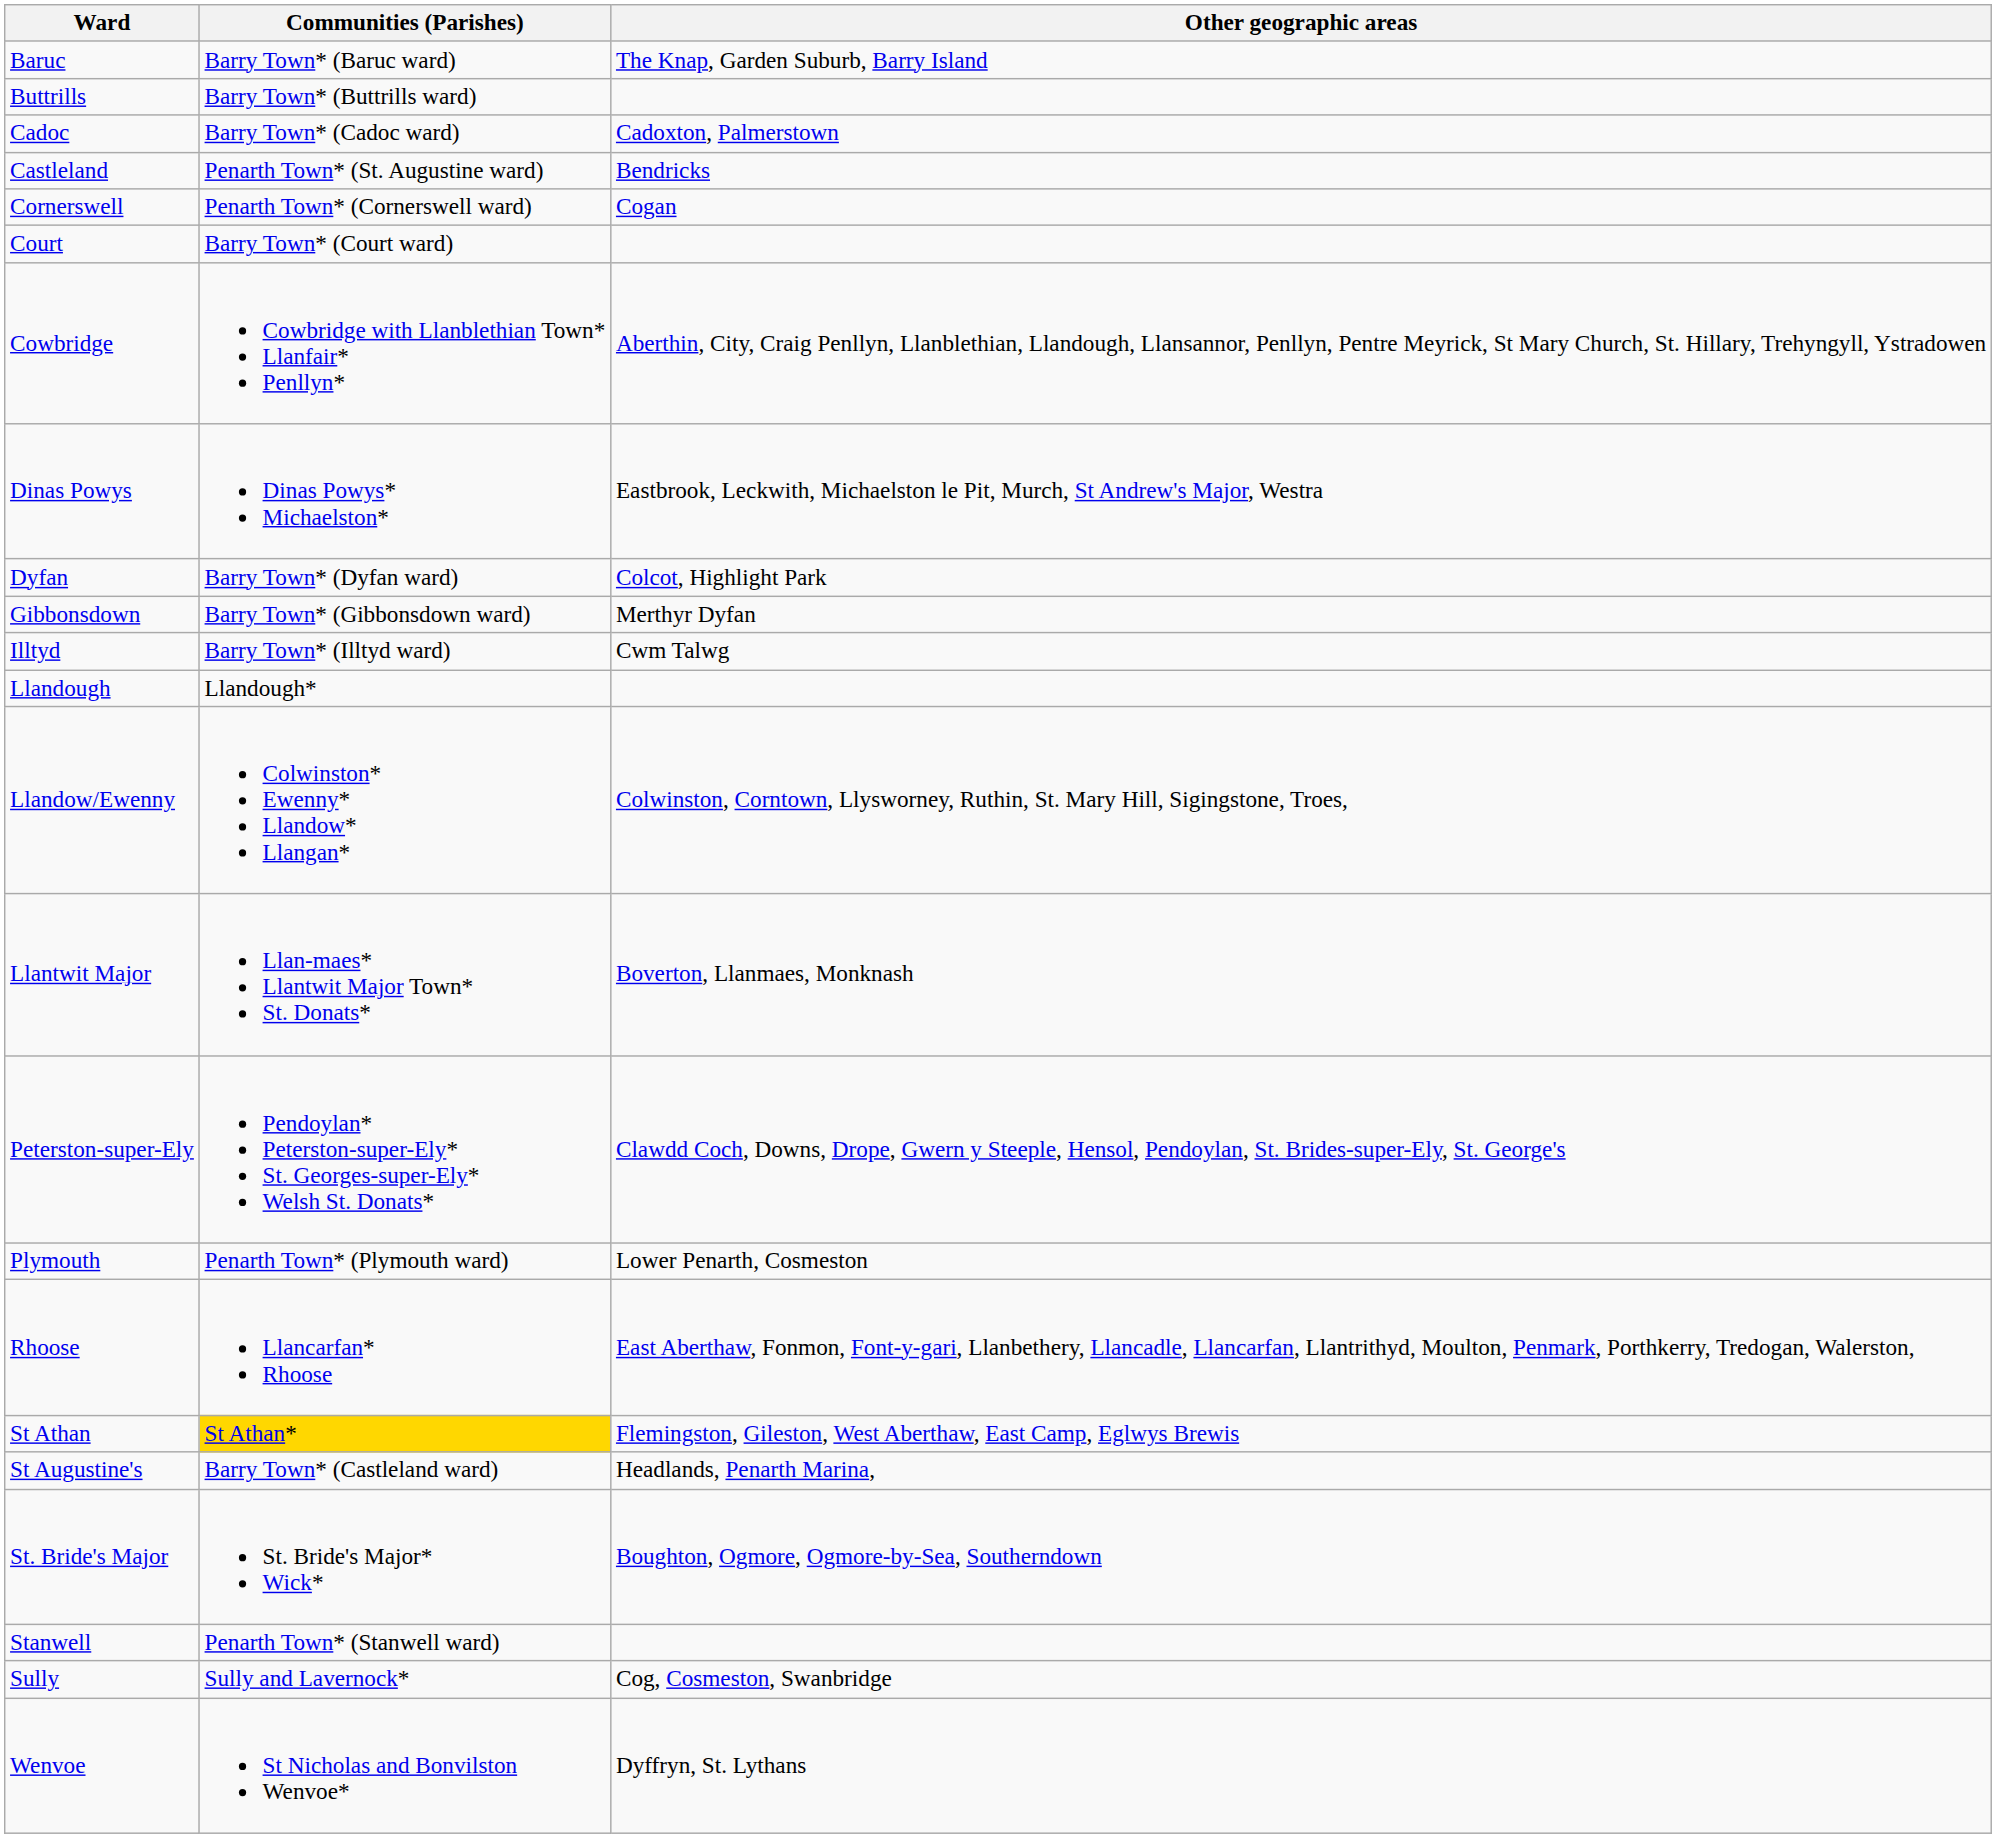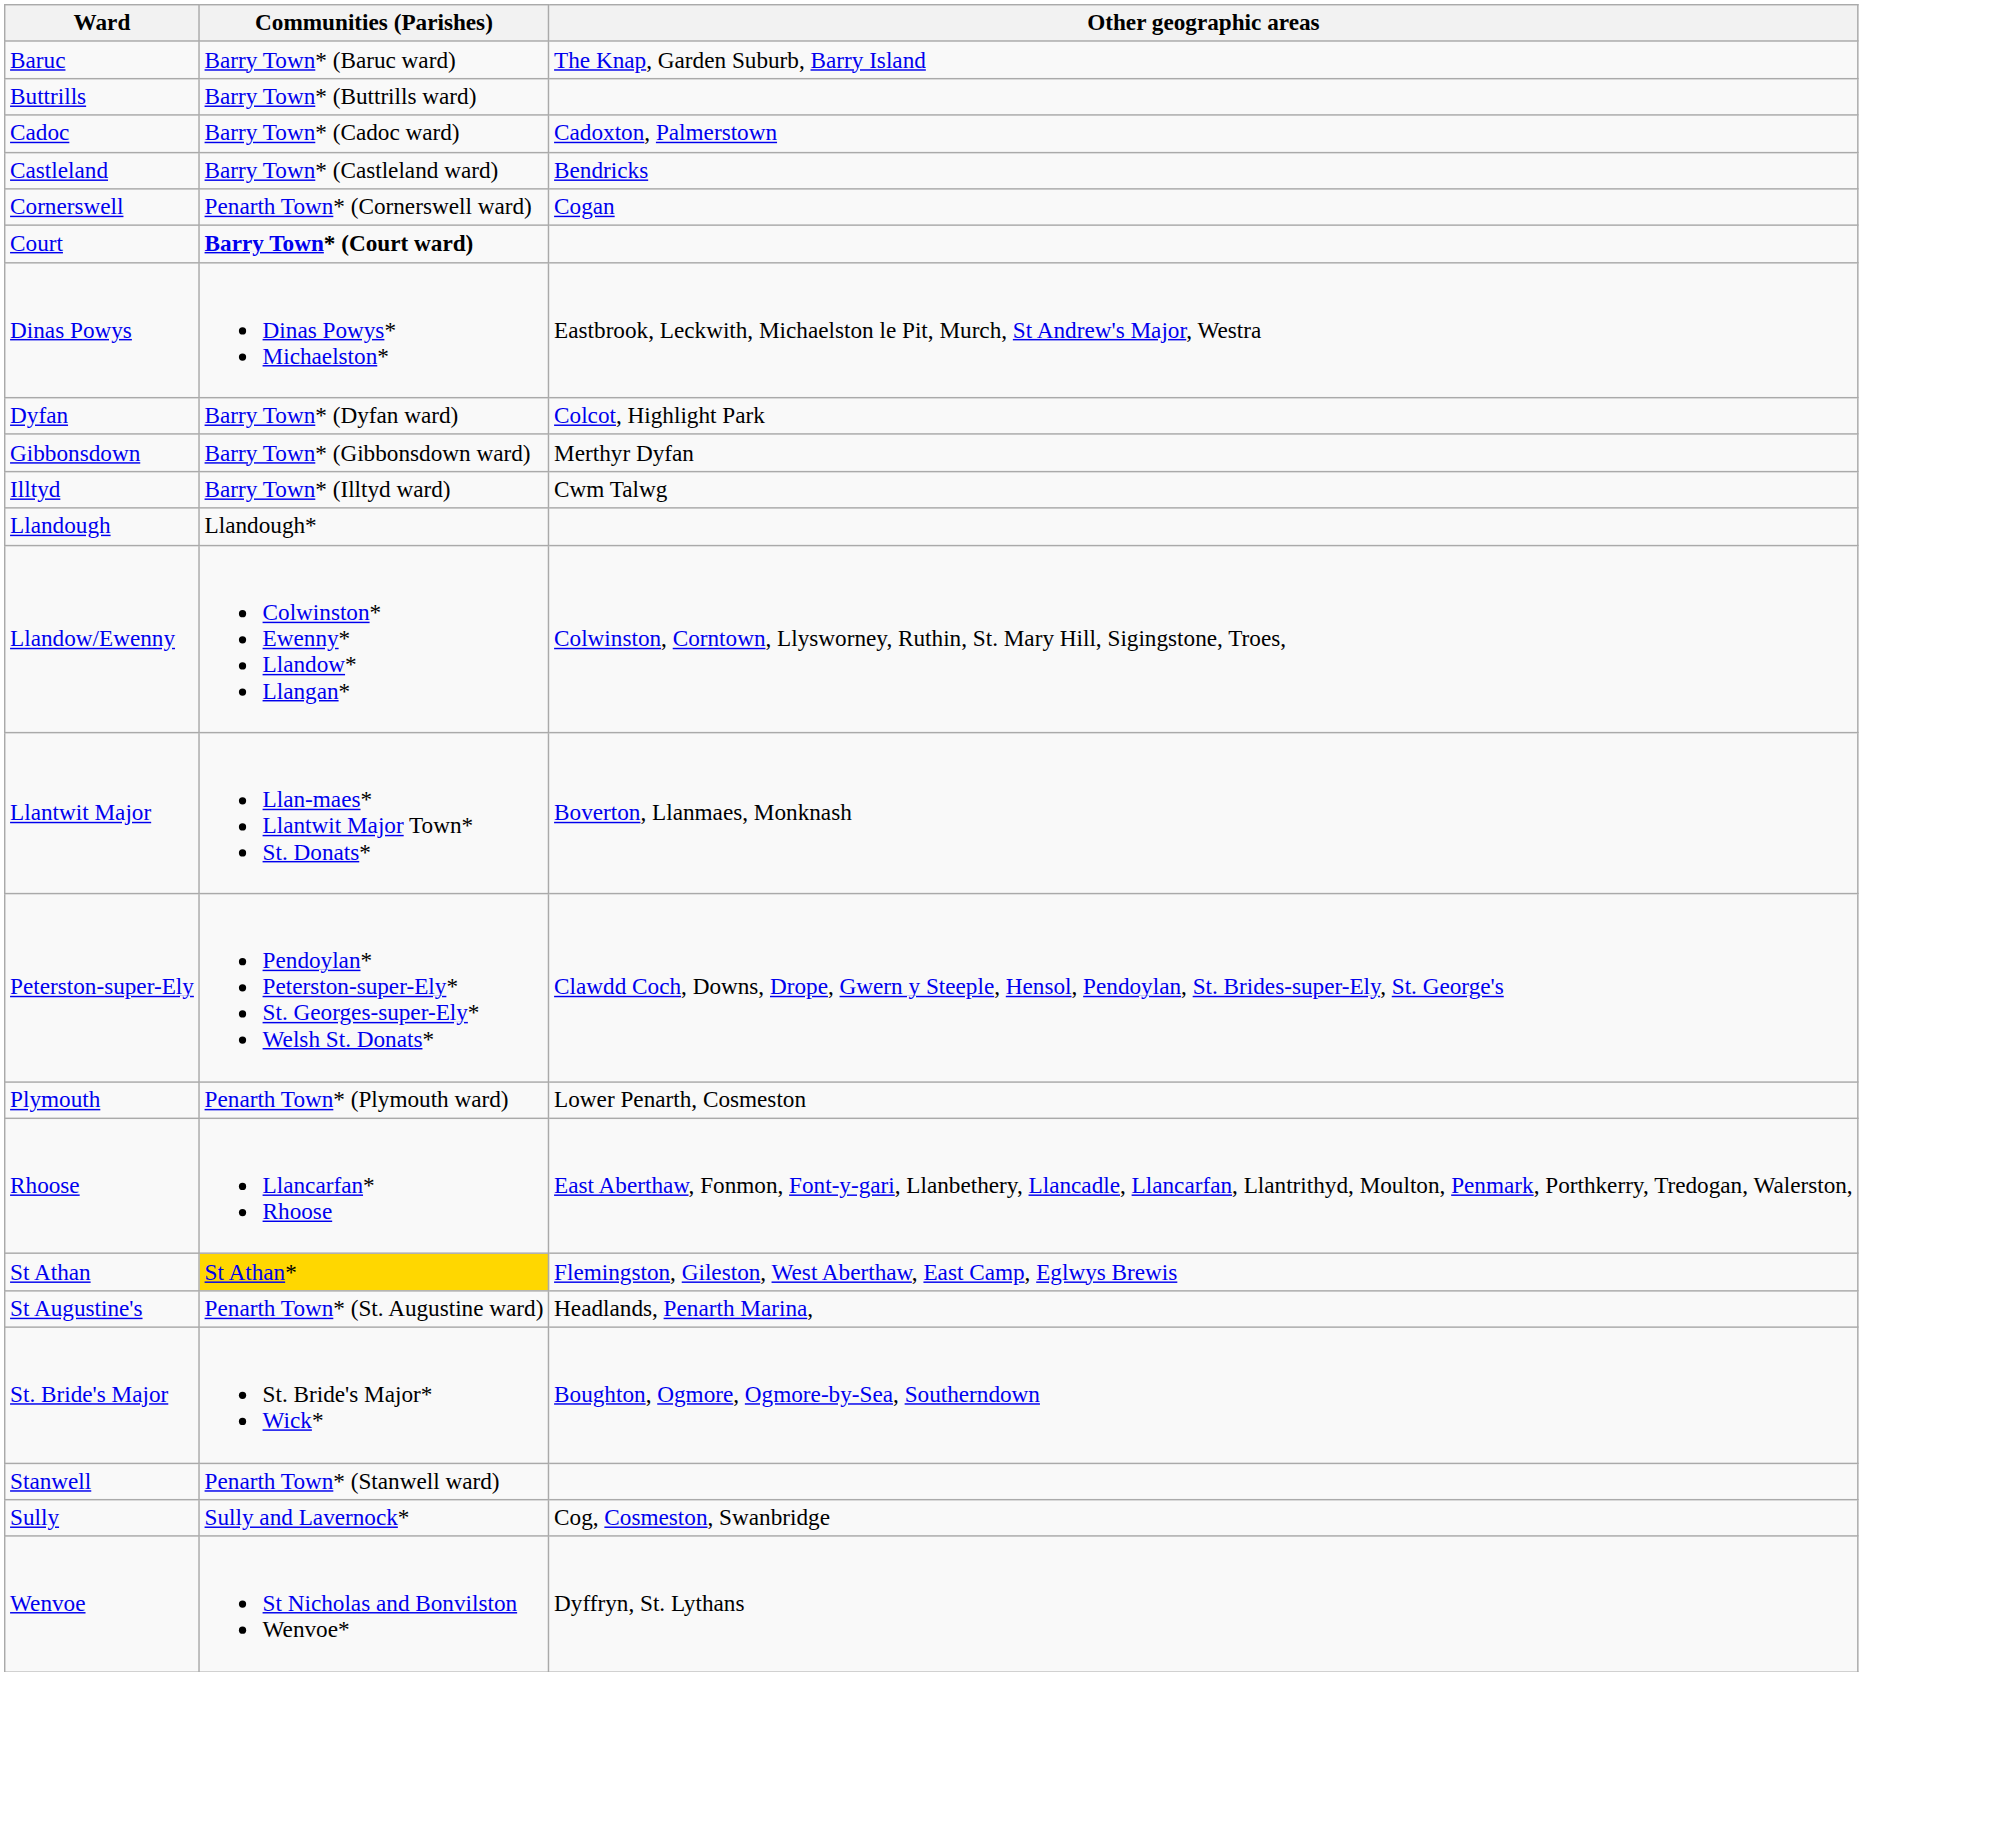(374, 170) Penarth Town* (St. Augustine ward) -> (351, 170) Barry Town* (Castleland ward)
(329, 243) normal -> (339, 243) bold
- row: (62, 342)
(351, 1470) Barry Town* (Castleland ward) -> (374, 1308) Penarth Town* (St. Augustine ward)
